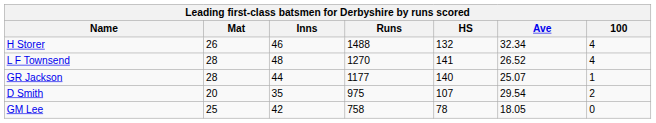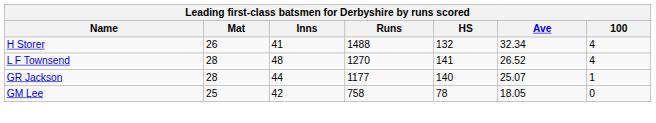(277, 45) 46 -> (277, 45) 41
- row: (25, 93)
